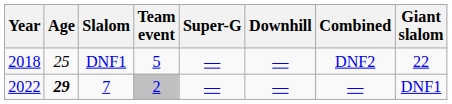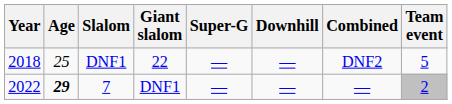columns swapped: (421, 26) <-> (156, 26)
